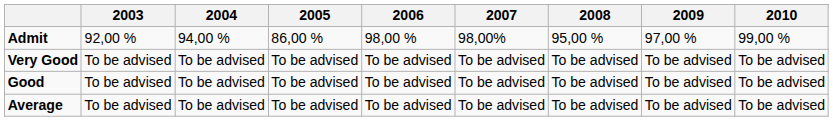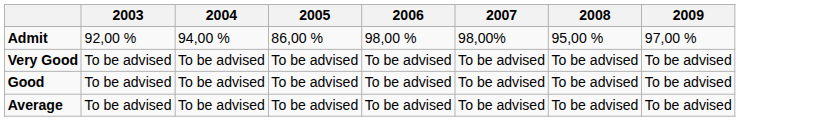- column: (782, 15)
